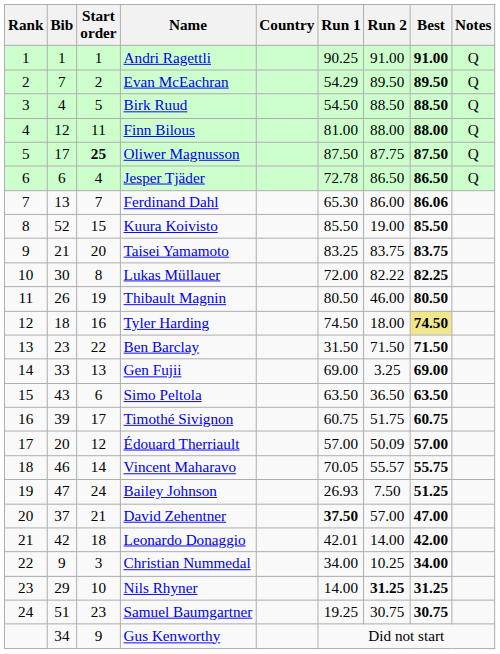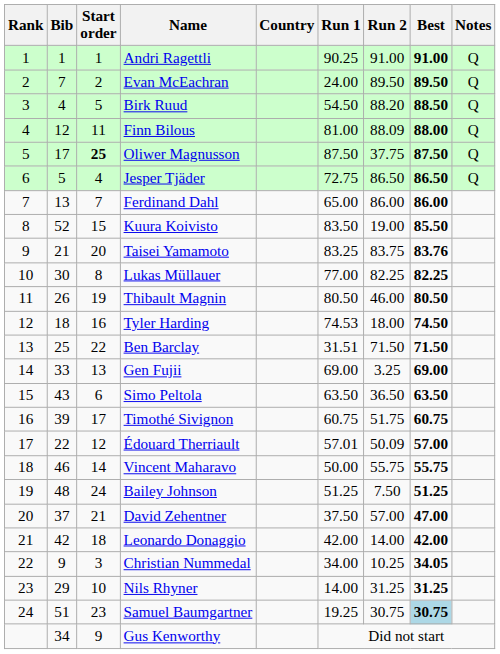(341, 81) 54.29 -> (341, 81) 24.00
(387, 105) 88.50 -> (387, 105) 88.20
(387, 130) 88.00 -> (387, 130) 88.09
(387, 154) 87.75 -> (387, 154) 37.75
(62, 178) 6 -> (62, 178) 5
(341, 178) 72.78 -> (341, 178) 72.75
(341, 202) 65.30 -> (341, 202) 65.00
(431, 202) 86.06 -> (431, 202) 86.00
(341, 226) 85.50 -> (341, 226) 83.50
(431, 250) 83.75 -> (431, 250) 83.76
(341, 274) 72.00 -> (341, 274) 77.00
(387, 274) 82.22 -> (387, 274) 82.25
(341, 322) 74.50 -> (341, 322) 74.53
(431, 322) khaki background -> (431, 322) no background
(62, 347) 23 -> (62, 347) 25
(341, 347) 31.50 -> (341, 347) 31.51
(62, 443) 20 -> (62, 443) 22
(341, 443) 57.00 -> (341, 443) 57.01
(341, 467) 70.05 -> (341, 467) 50.00
(387, 467) 55.57 -> (387, 467) 55.75
(62, 491) 47 -> (62, 491) 48
(341, 491) 26.93 -> (341, 491) 51.25
(341, 515) bold -> (341, 515) normal
(341, 539) 42.01 -> (341, 539) 42.00
(431, 563) 34.00 -> (431, 563) 34.05
(387, 588) bold -> (387, 588) normal
(431, 612) no background -> (431, 612) lightblue background
